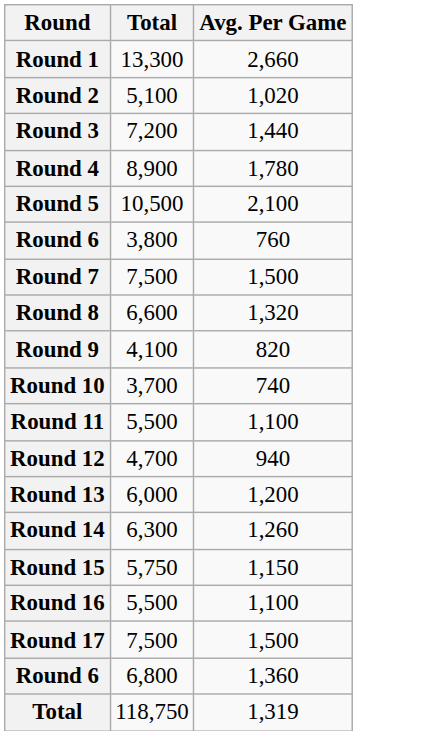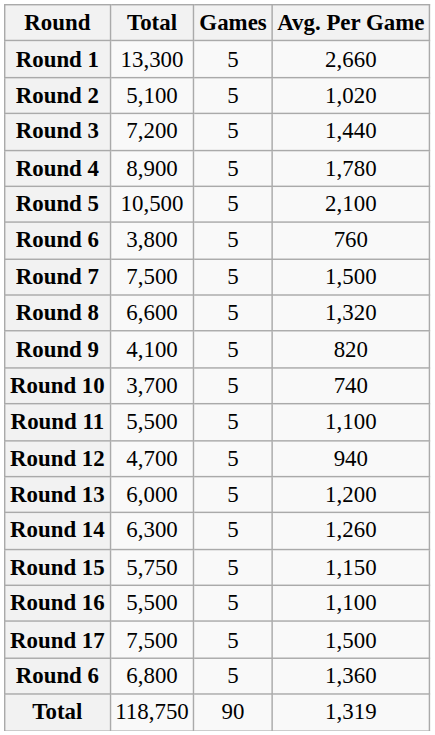+ column: (233, 22)
